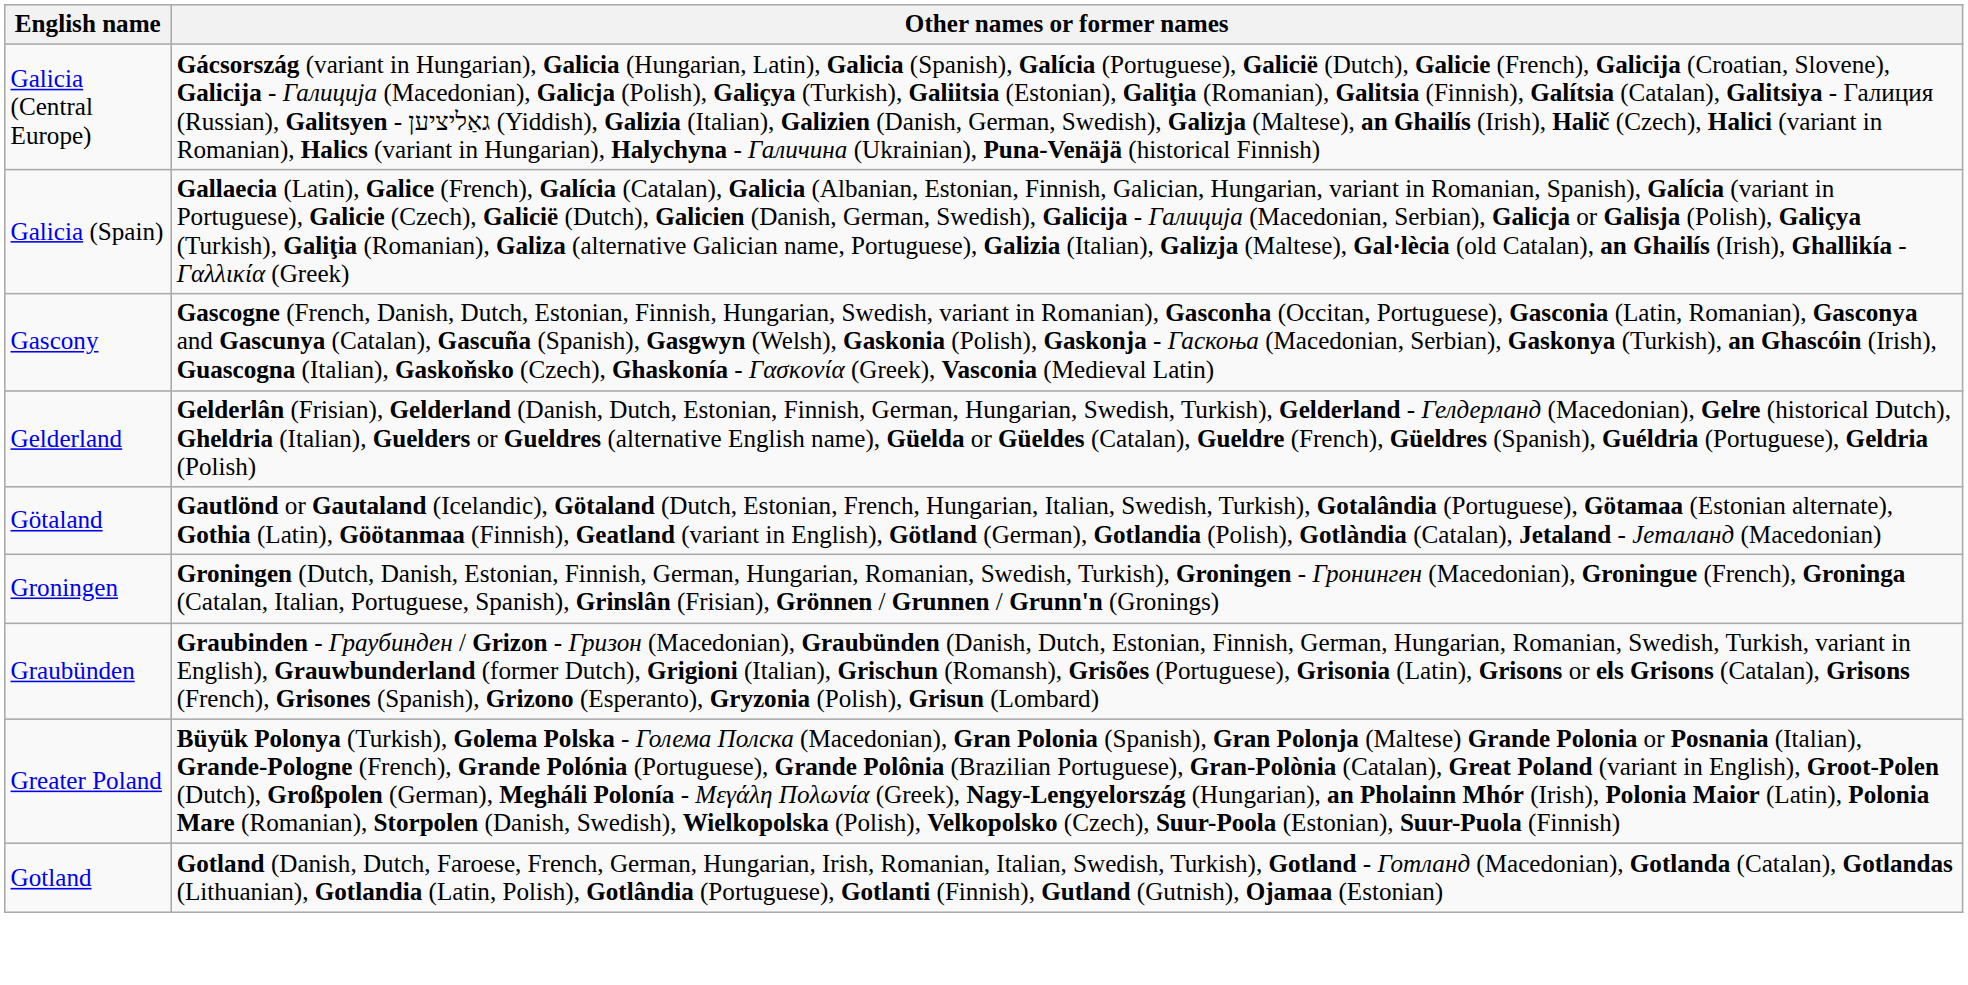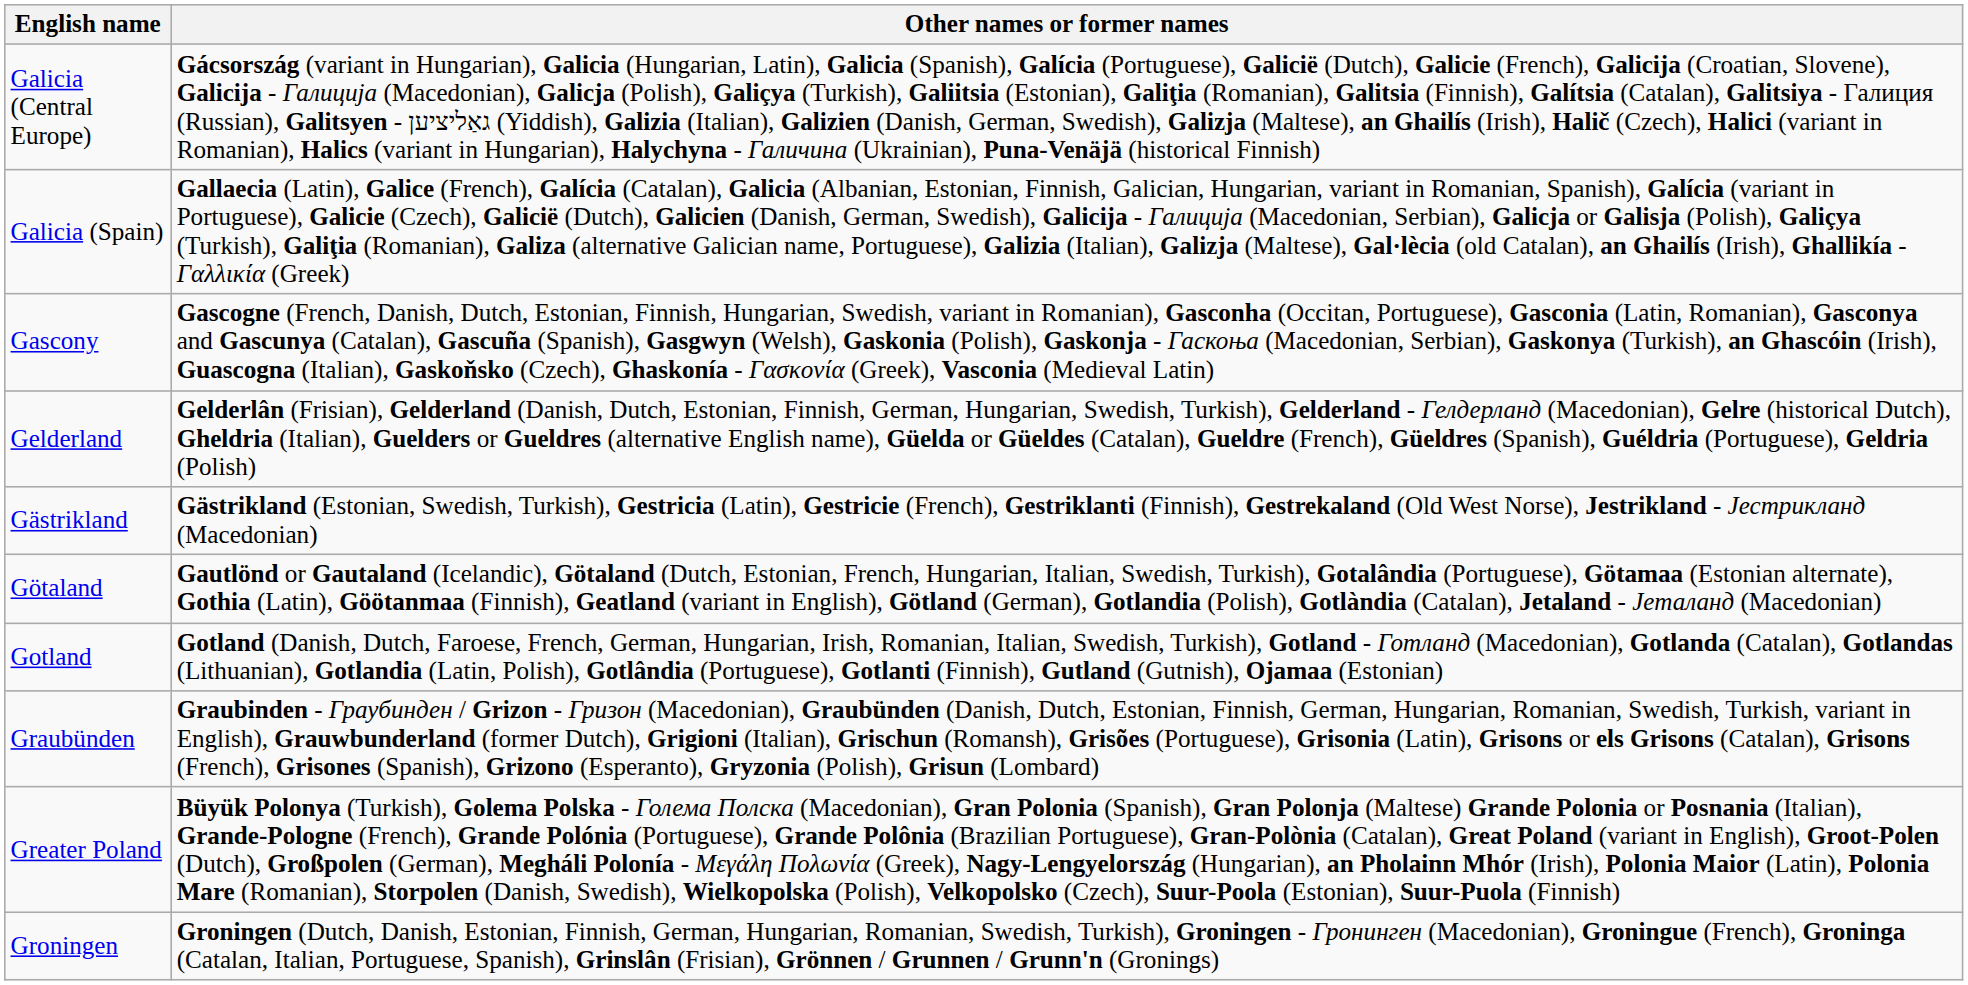+ row: (69, 520)
rows swapped: (51, 877) <-> (64, 588)
